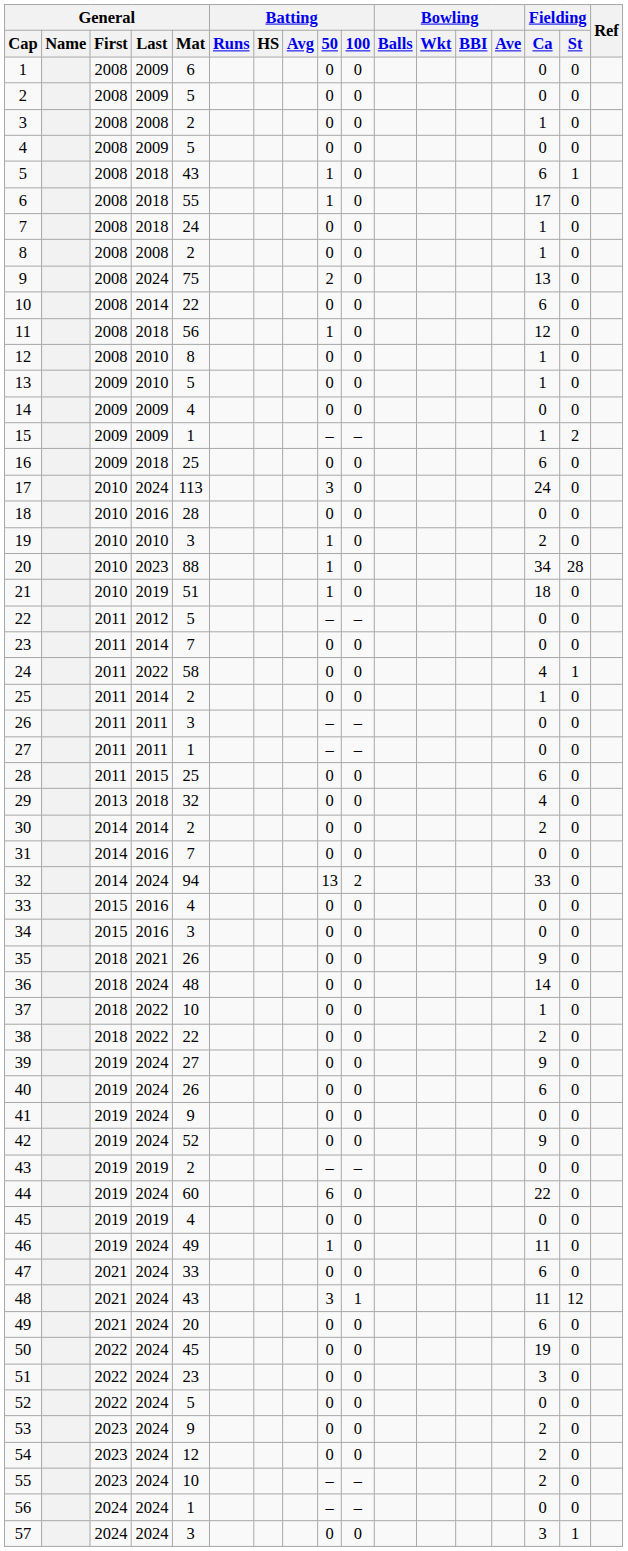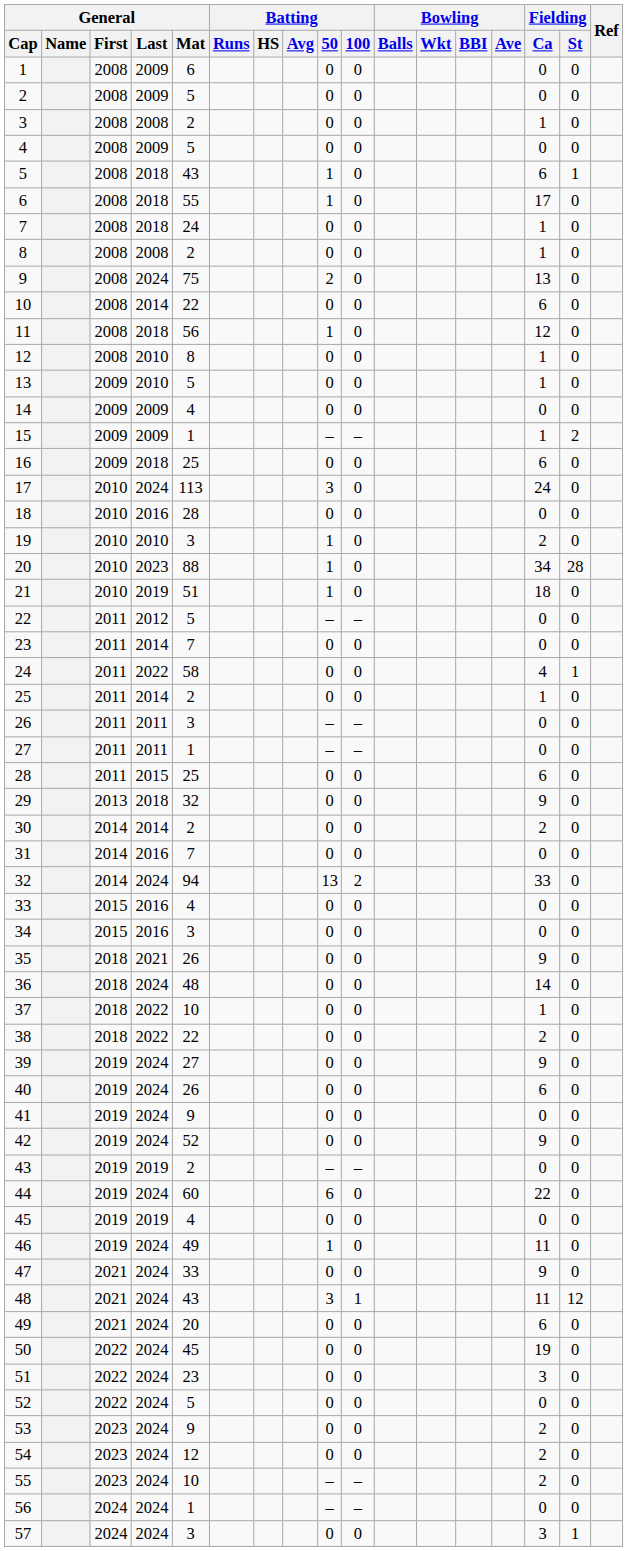(543, 801) 4 -> (543, 801) 9
(543, 1272) 6 -> (543, 1272) 9
